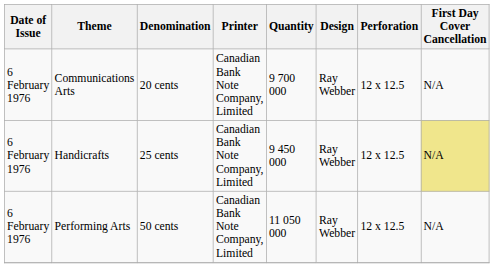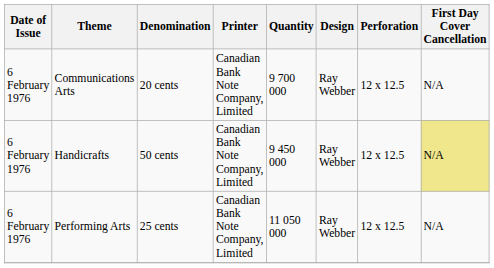(159, 155) 25 cents -> (159, 155) 50 cents
(159, 227) 50 cents -> (159, 227) 25 cents
